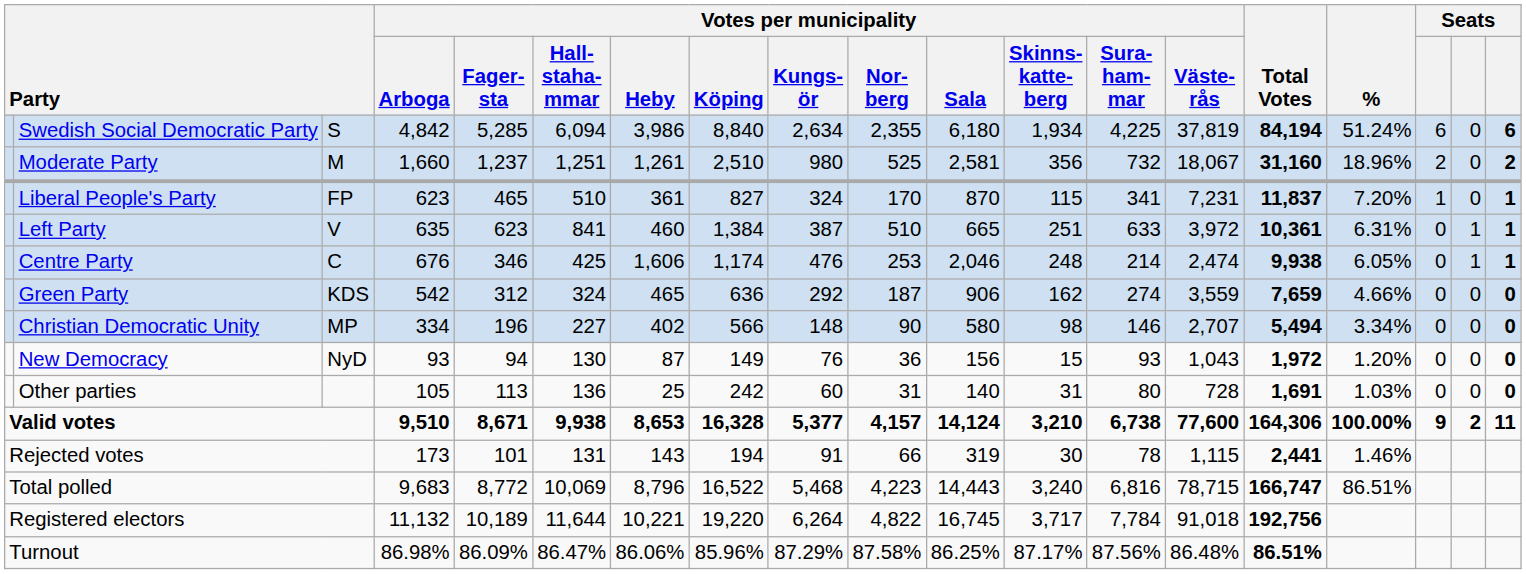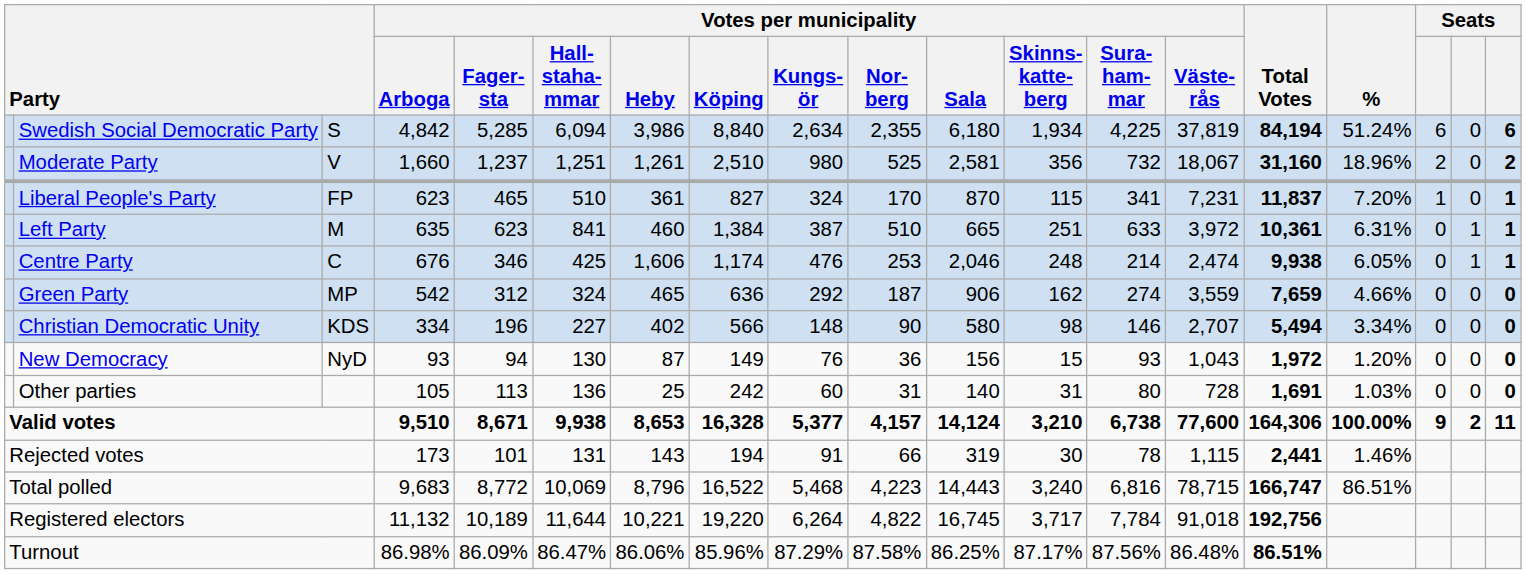(336, 163) M -> (334, 163) V
(334, 230) V -> (336, 230) M
(348, 294) KDS -> (343, 294) MP
(343, 326) MP -> (348, 326) KDS
